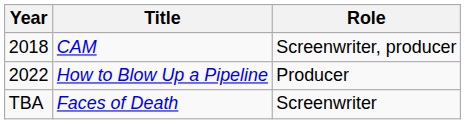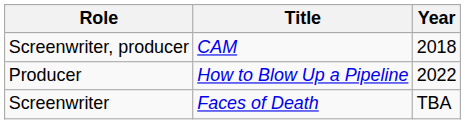columns swapped: (29, 18) <-> (366, 18)
